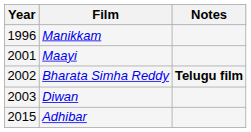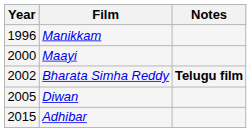(22, 55) 2001 -> (22, 55) 2000
(22, 96) 2003 -> (22, 96) 2005
